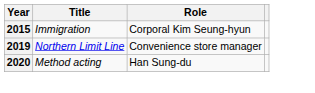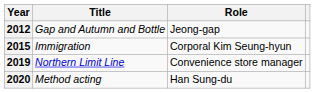+ row: (19, 29)
